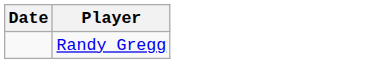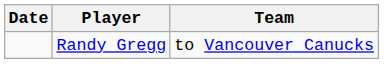+ column: (274, 18)
